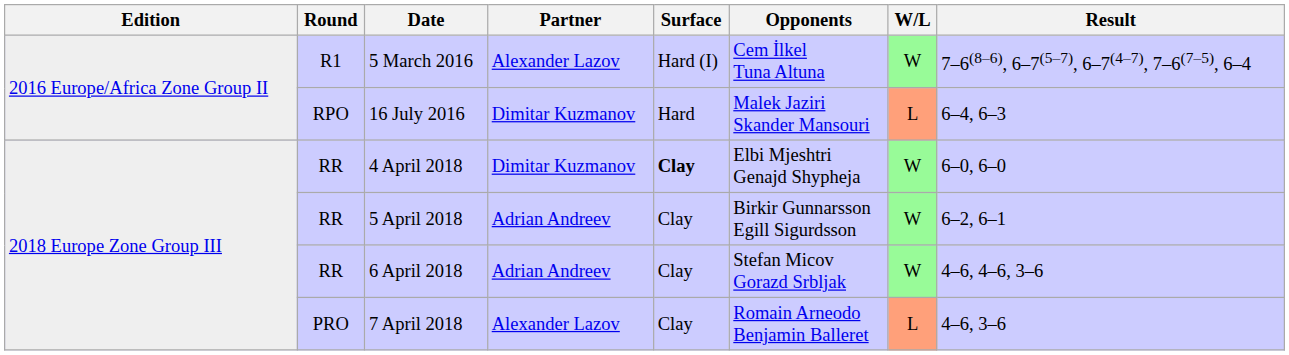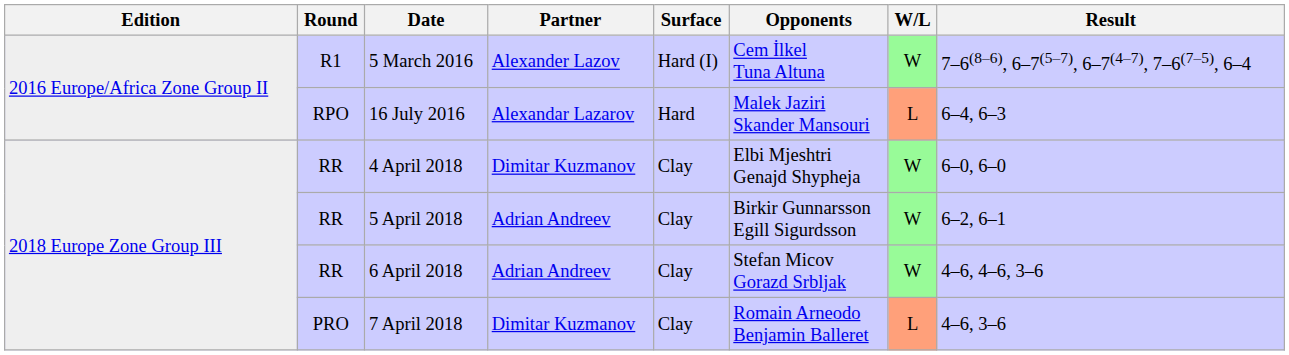(564, 114) Dimitar Kuzmanov -> (563, 114) Alexandar Lazarov
(676, 166) bold -> (675, 166) normal
(556, 324) Alexander Lazov -> (564, 324) Dimitar Kuzmanov
